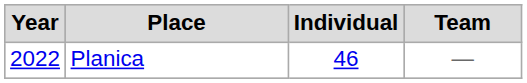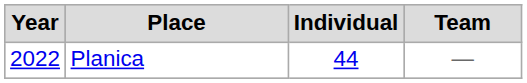(346, 59) 46 -> (346, 59) 44
